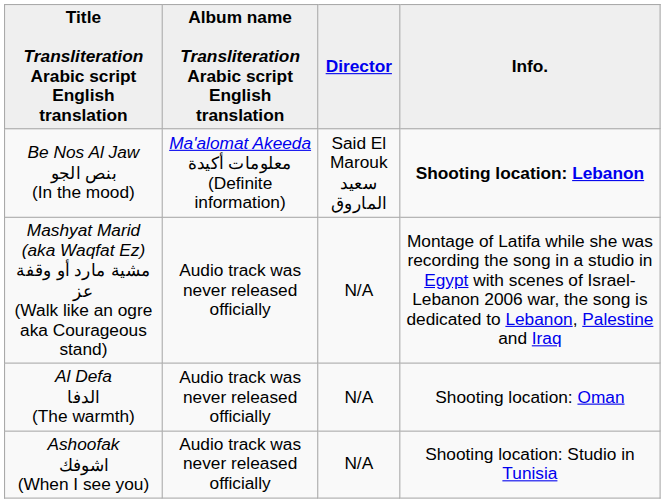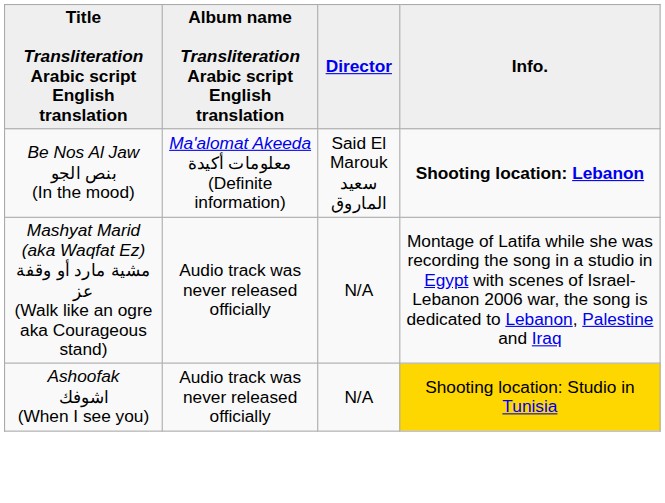- row: (83, 396)
(530, 464) no background -> (530, 396) gold background
